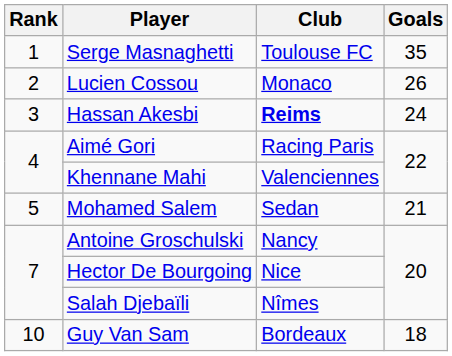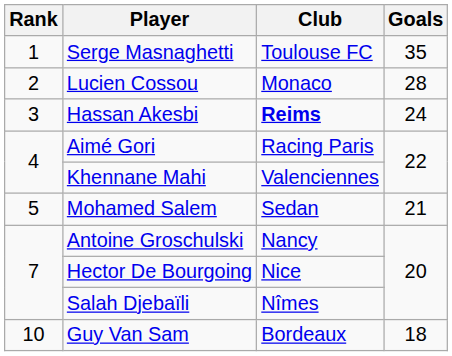(416, 83) 26 -> (416, 83) 28
